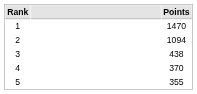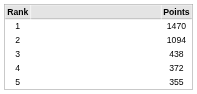(176, 68) 370 -> (176, 68) 372
